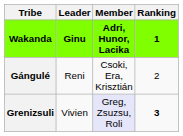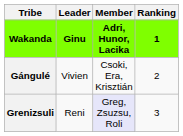(75, 76) Reni -> (75, 76) Vivien
(75, 113) Vivien -> (75, 113) Reni
(157, 113) bold -> (157, 113) normal
